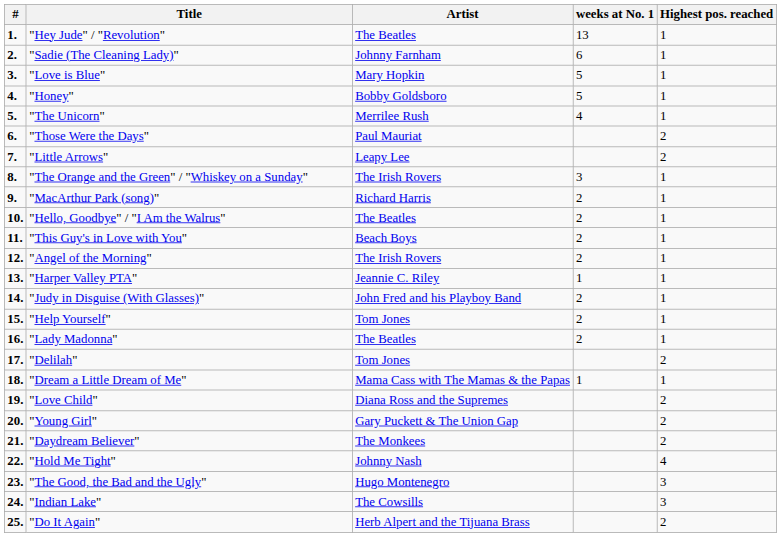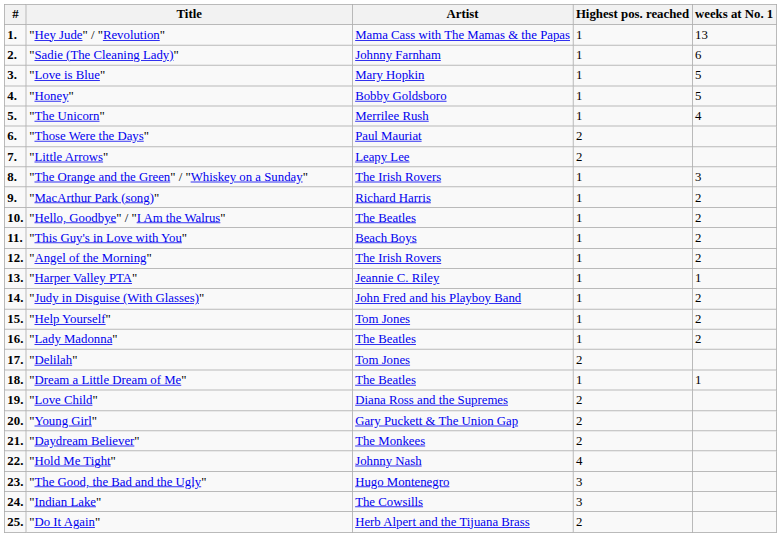columns swapped: (717, 14) <-> (615, 14)
(386, 34) The Beatles -> (463, 34) Mama Cass with The Mamas & the Papas
(463, 380) Mama Cass with The Mamas & the Papas -> (386, 380) The Beatles
